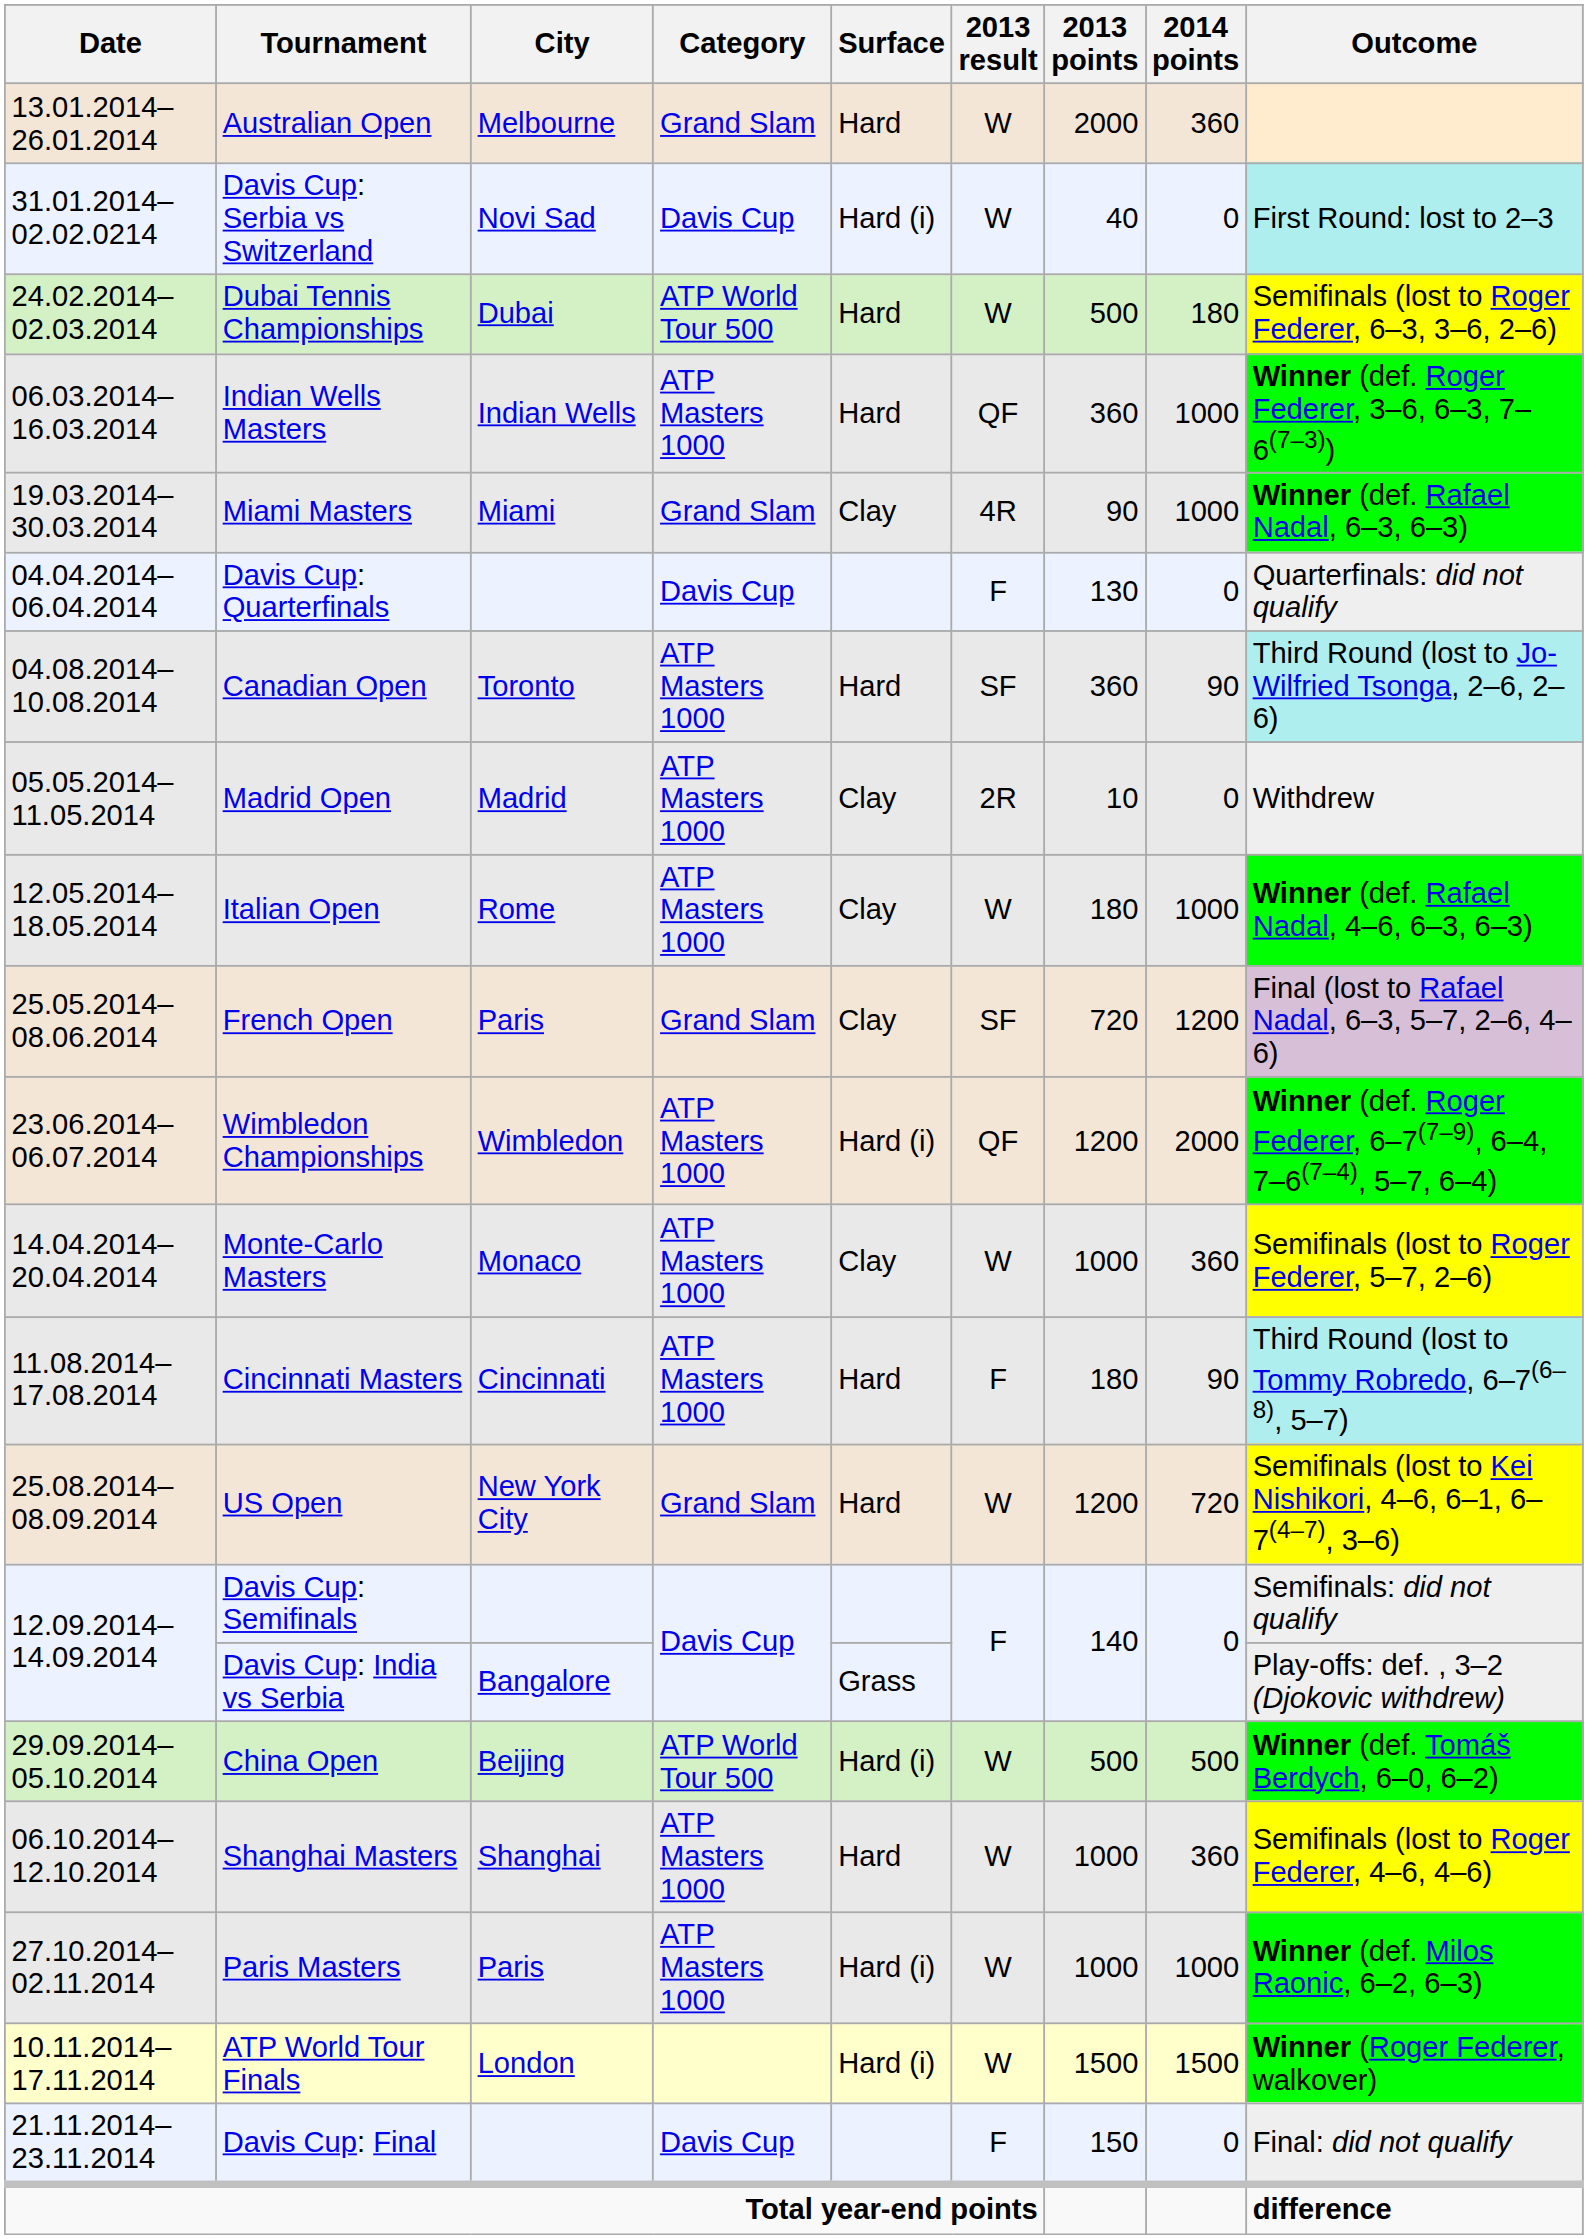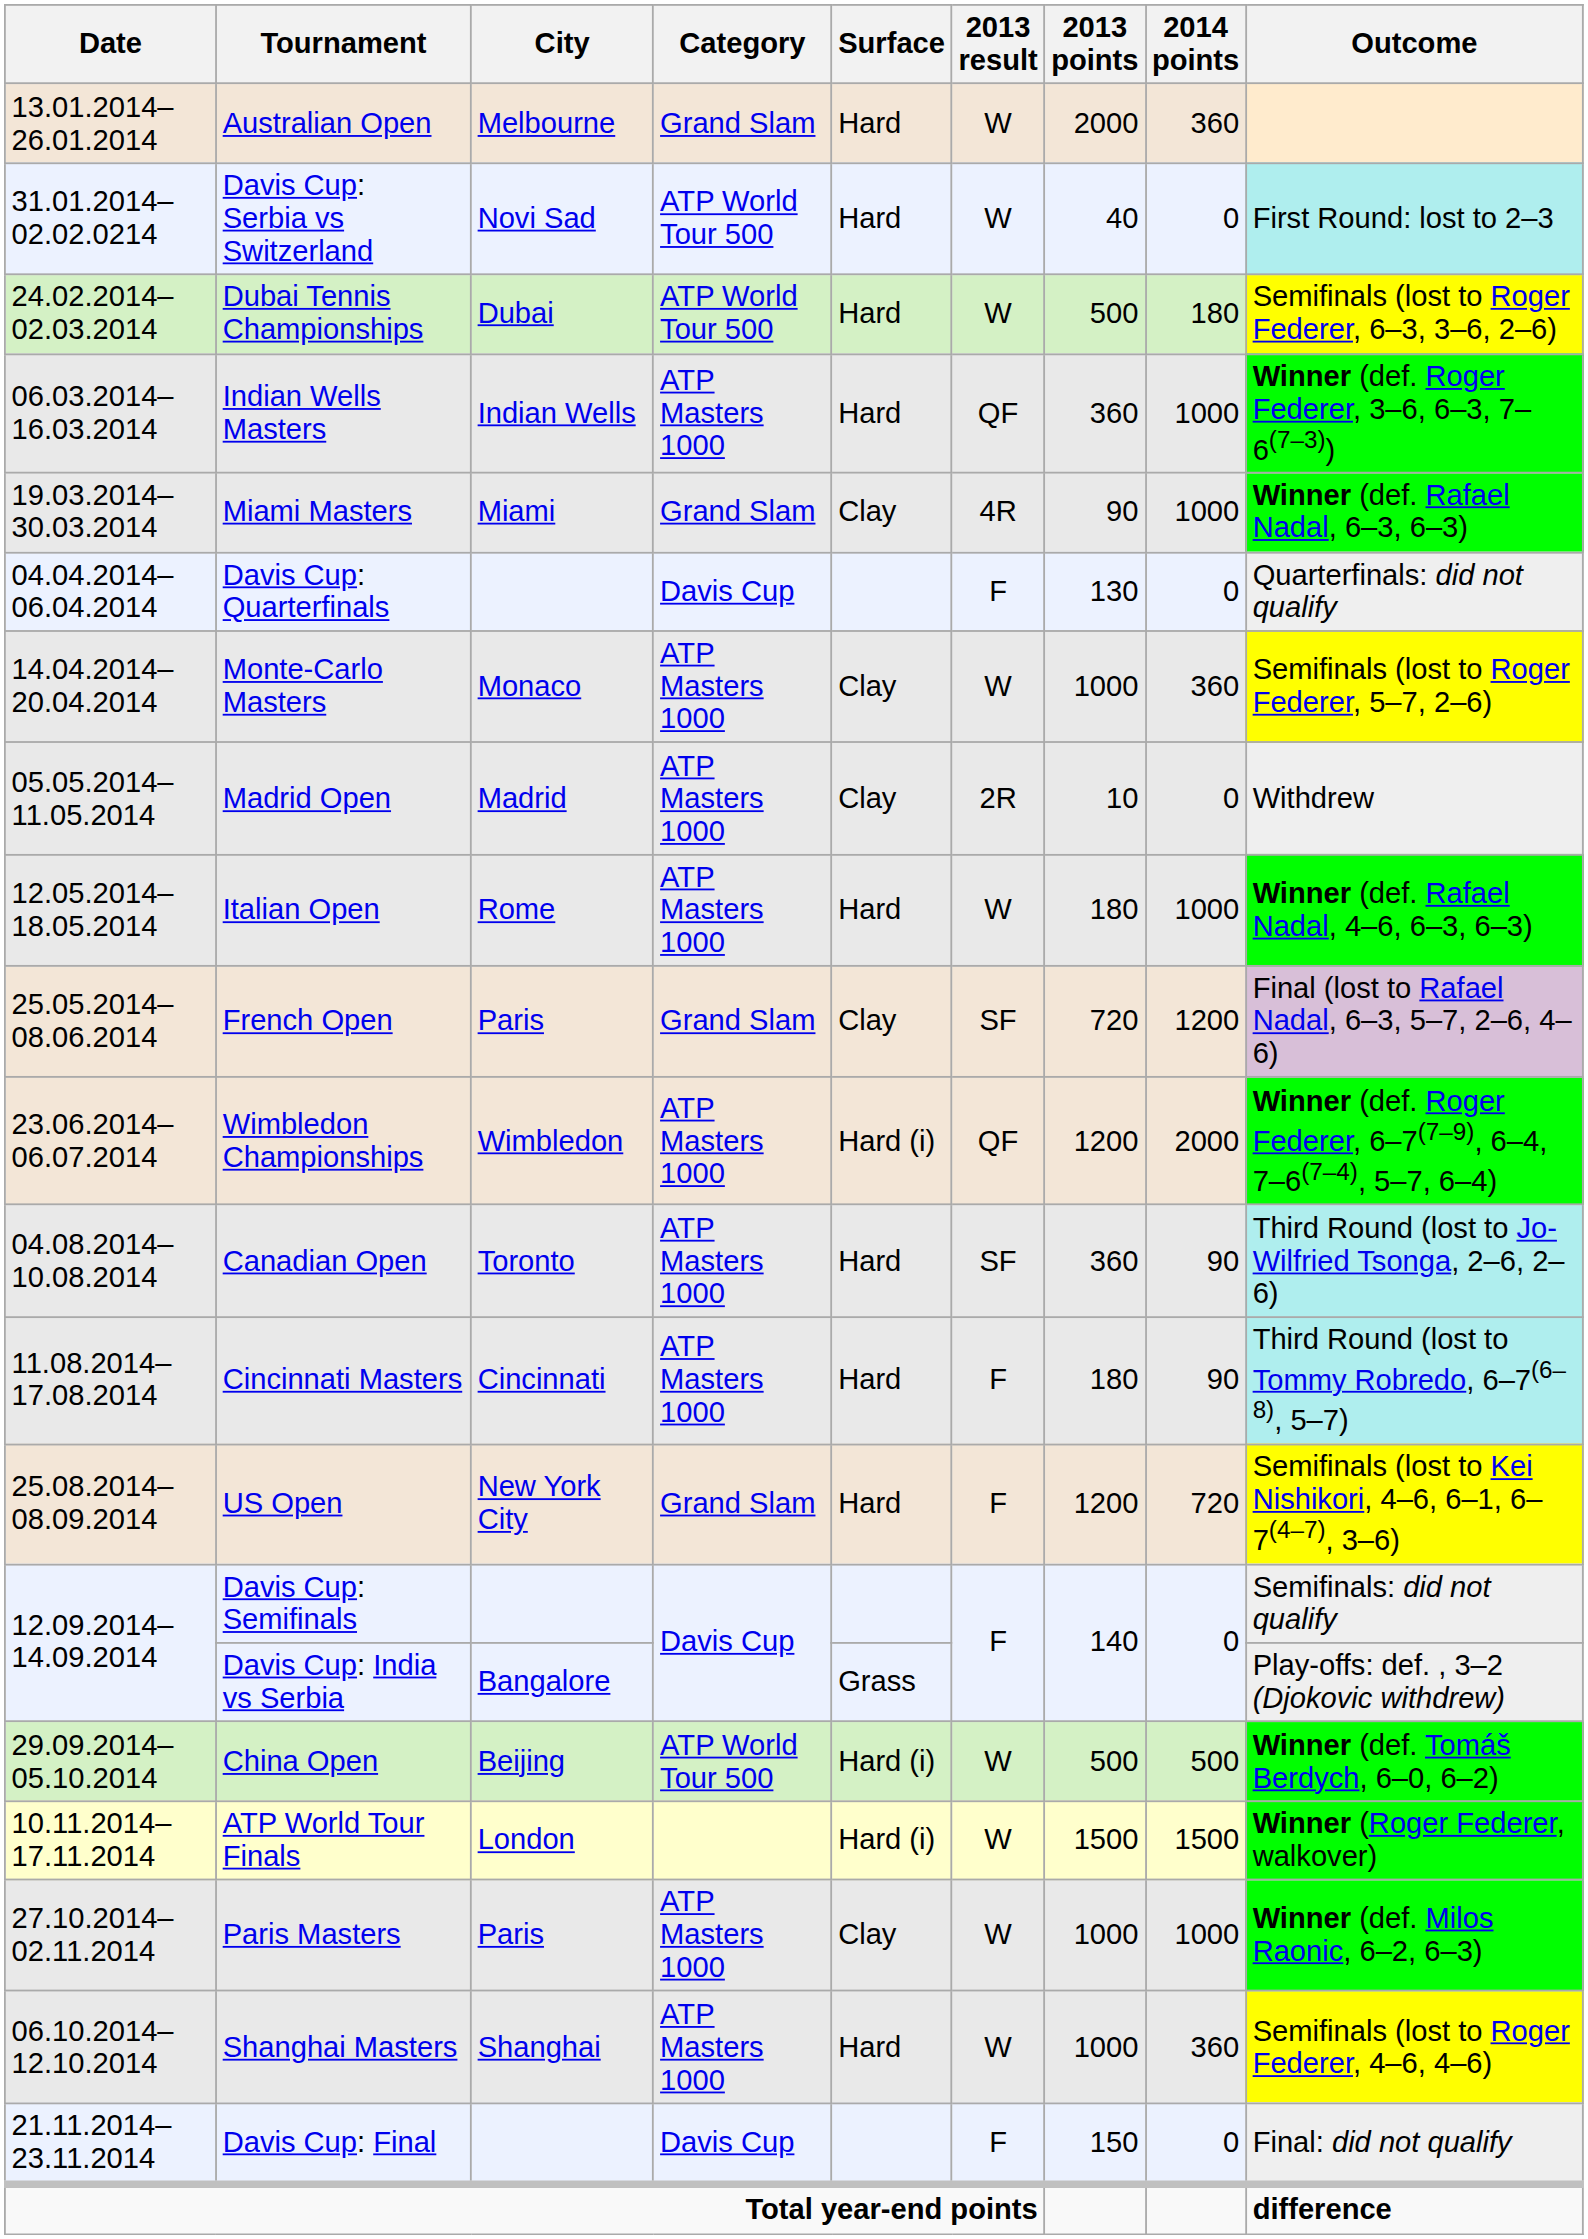(727, 218) Davis Cup -> (729, 218) ATP World Tour 500
(887, 218) Hard (i) -> (870, 218) Hard
rows swapped: (303, 1260) <-> (325, 686)
(867, 909) Clay -> (870, 909) Hard
(998, 1503) W -> (998, 1503) F
rows swapped: (340, 1856) <-> (324, 2063)
(887, 1967) Hard (i) -> (867, 1935) Clay
